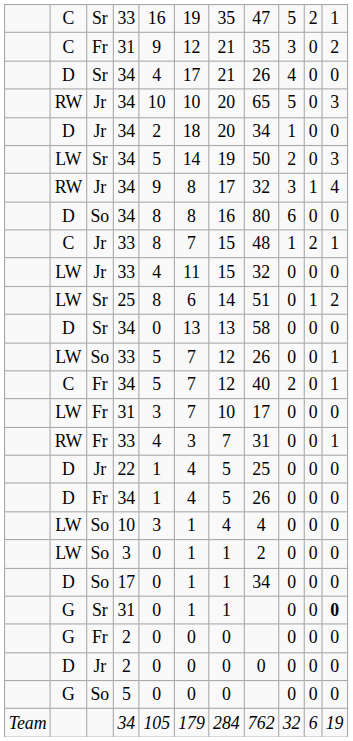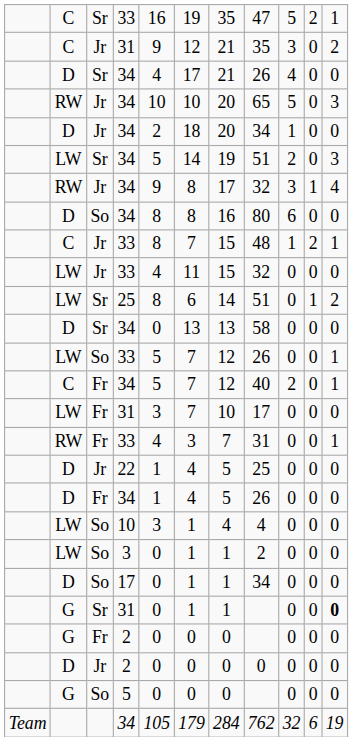(100, 46) Fr -> (100, 46) Jr
(261, 159) 50 -> (261, 159) 51
